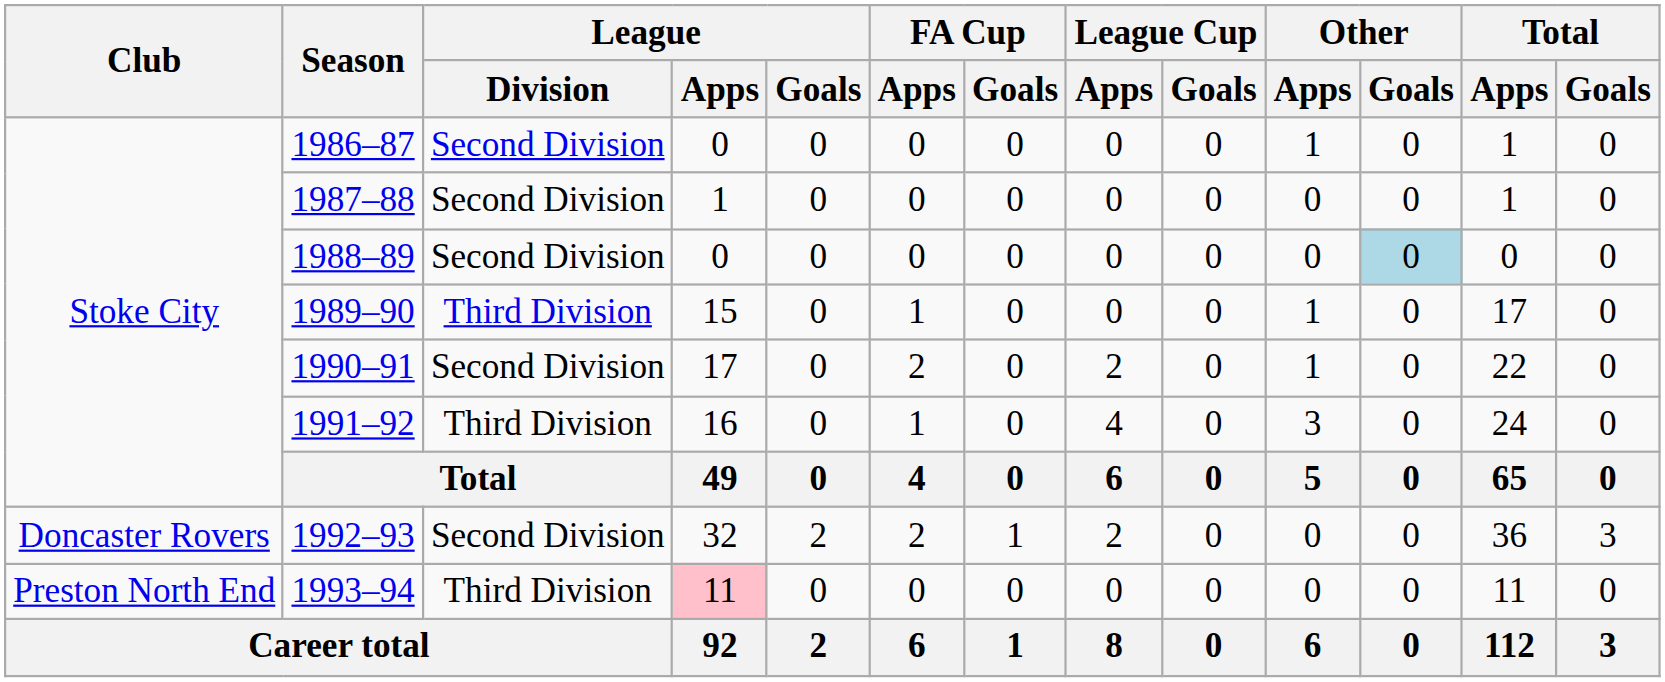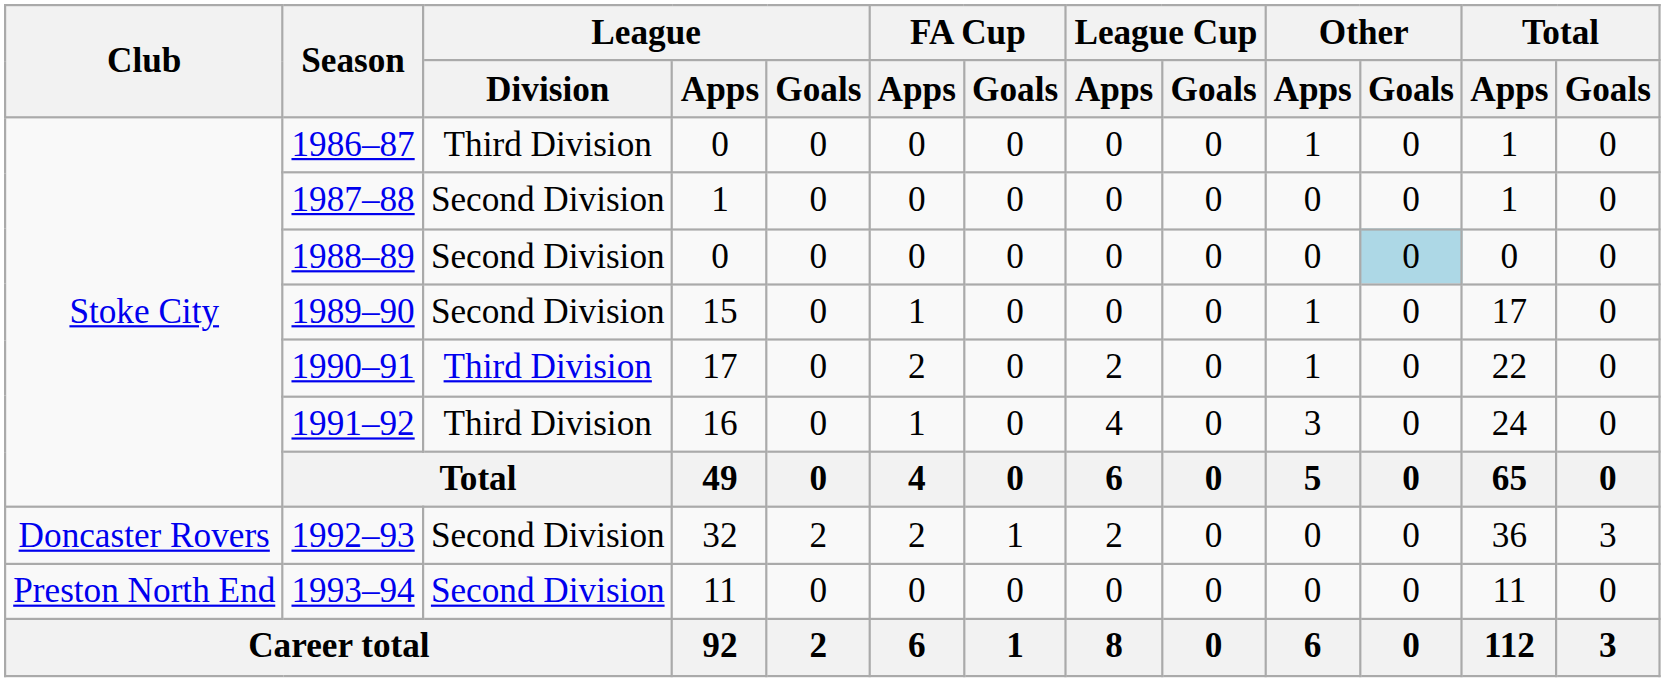(548, 144) Second Division -> (548, 144) Third Division
(548, 311) Third Division -> (548, 311) Second Division
(548, 367) Second Division -> (548, 367) Third Division
(548, 590) Third Division -> (548, 590) Second Division
(720, 590) pink background -> (720, 590) no background
